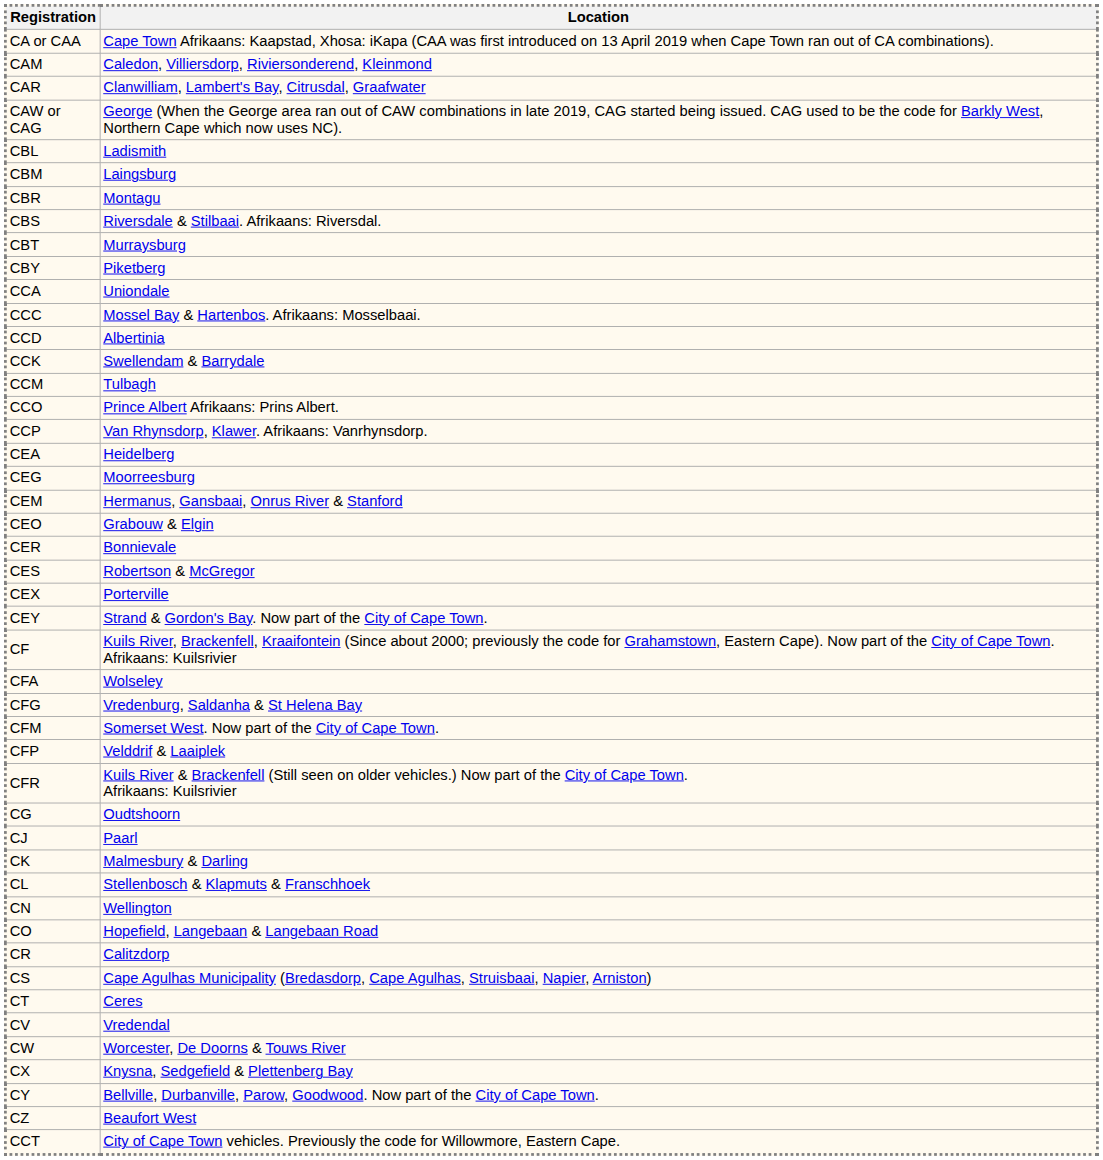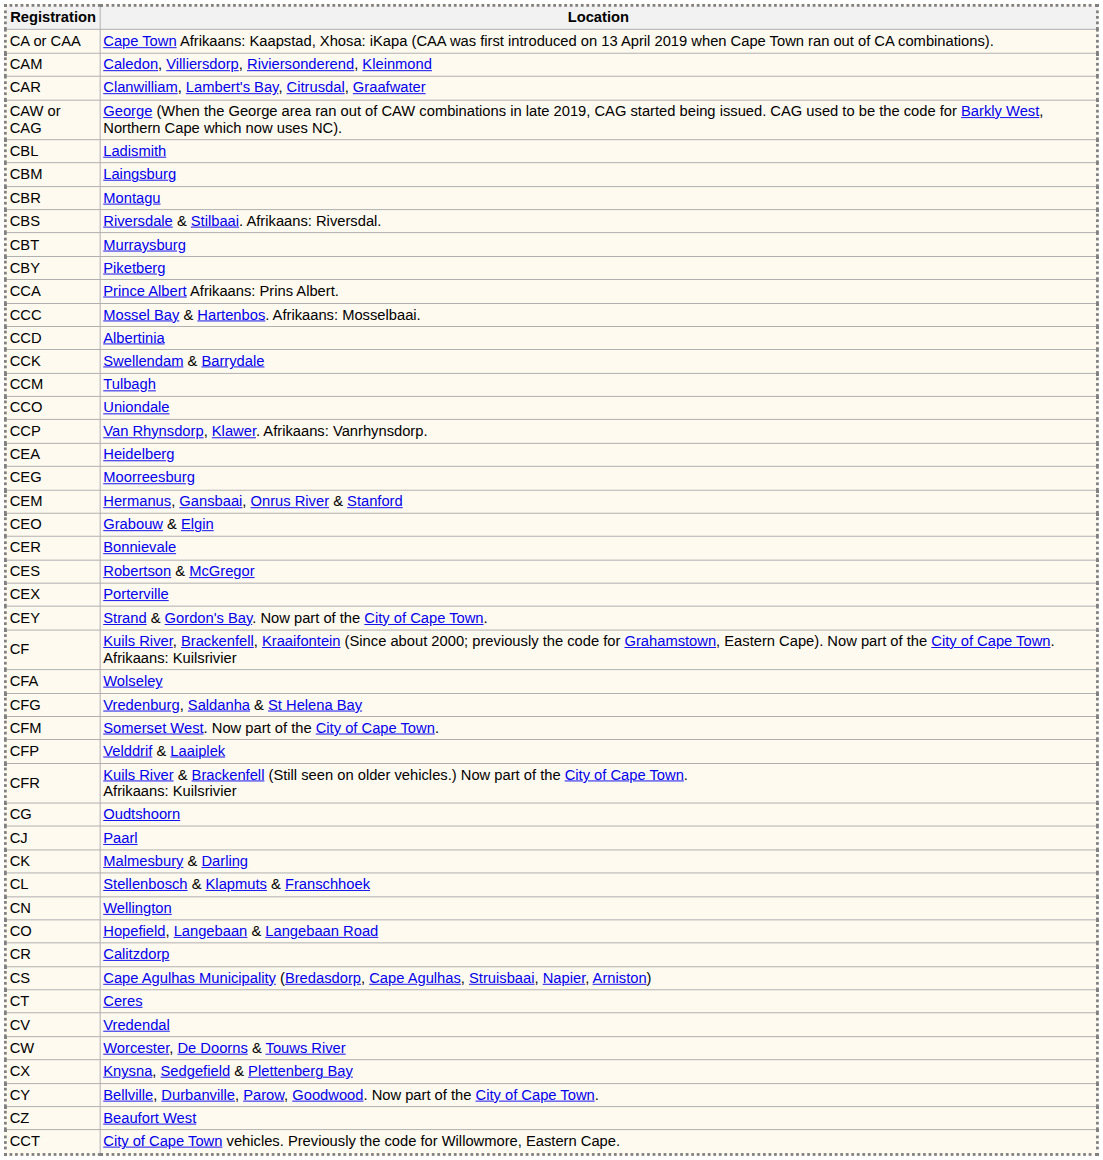(136, 291) Uniondale -> (221, 291) Prince Albert Afrikaans: Prins Albert.
(221, 408) Prince Albert Afrikaans: Prins Albert. -> (136, 408) Uniondale
